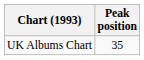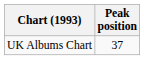(117, 45) 35 -> (117, 45) 37
